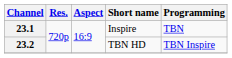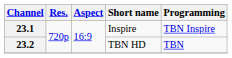(174, 28) TBN -> (189, 28) TBN Inspire
(189, 45) TBN Inspire -> (174, 45) TBN
